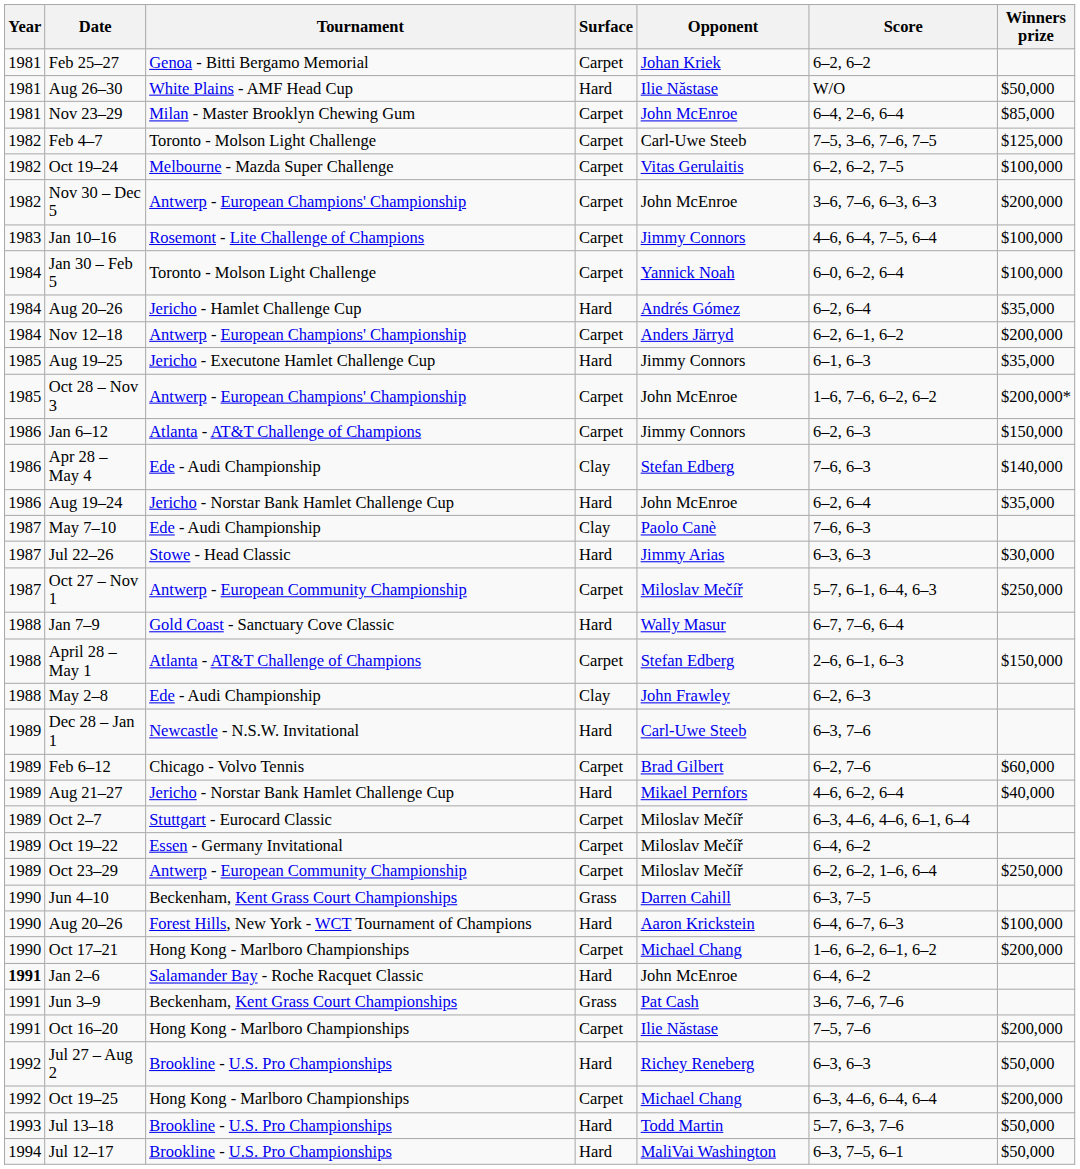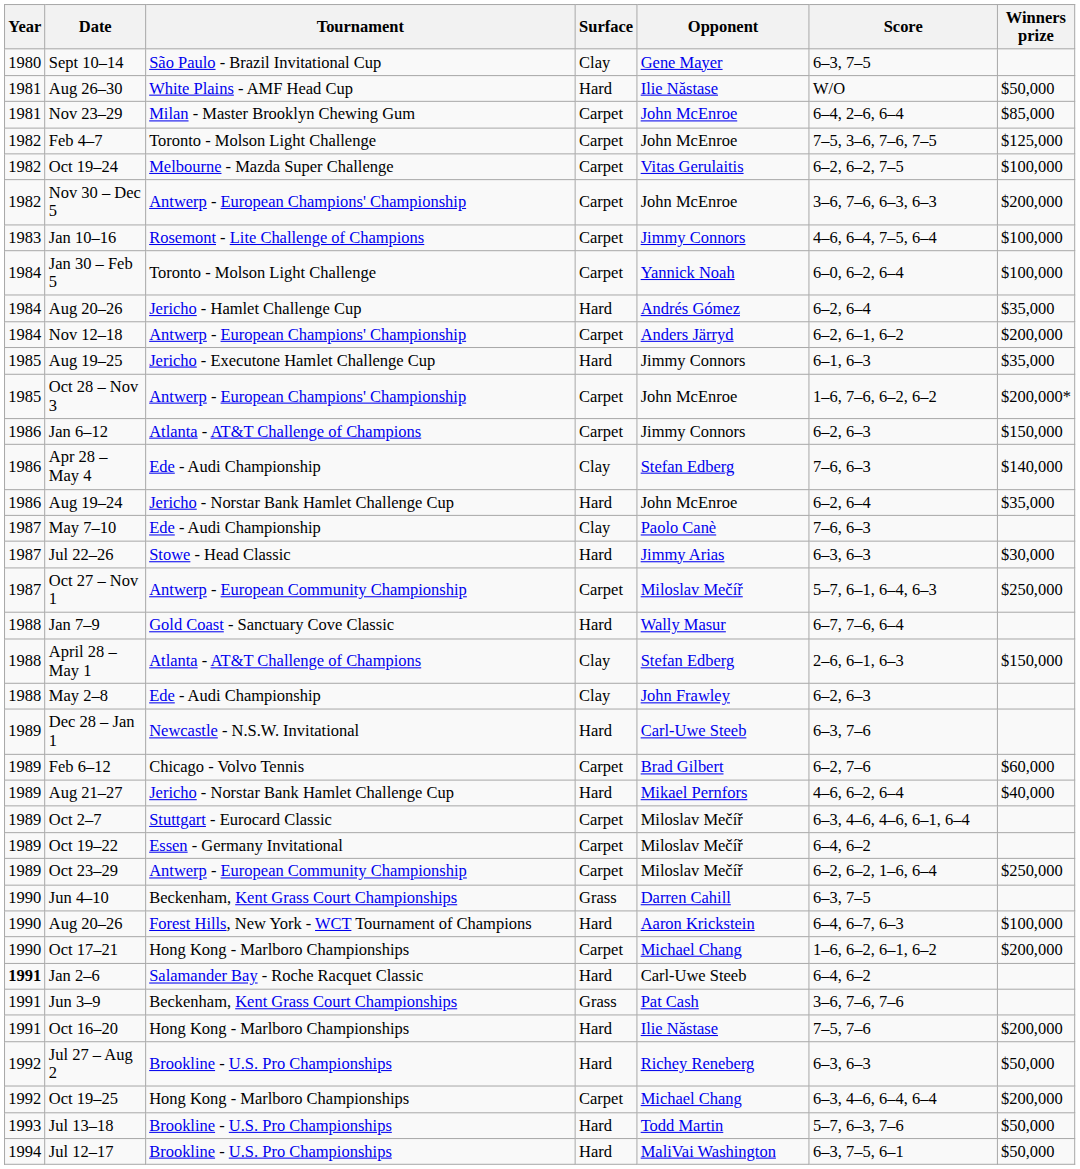+ row: (86, 62)
- row: (84, 62)
(694, 140) Carl-Uwe Steeb -> (689, 140) John McEnroe
(601, 660) Carpet -> (595, 660) Clay
(689, 976) John McEnroe -> (694, 976) Carl-Uwe Steeb
(601, 1028) Carpet -> (596, 1028) Hard
